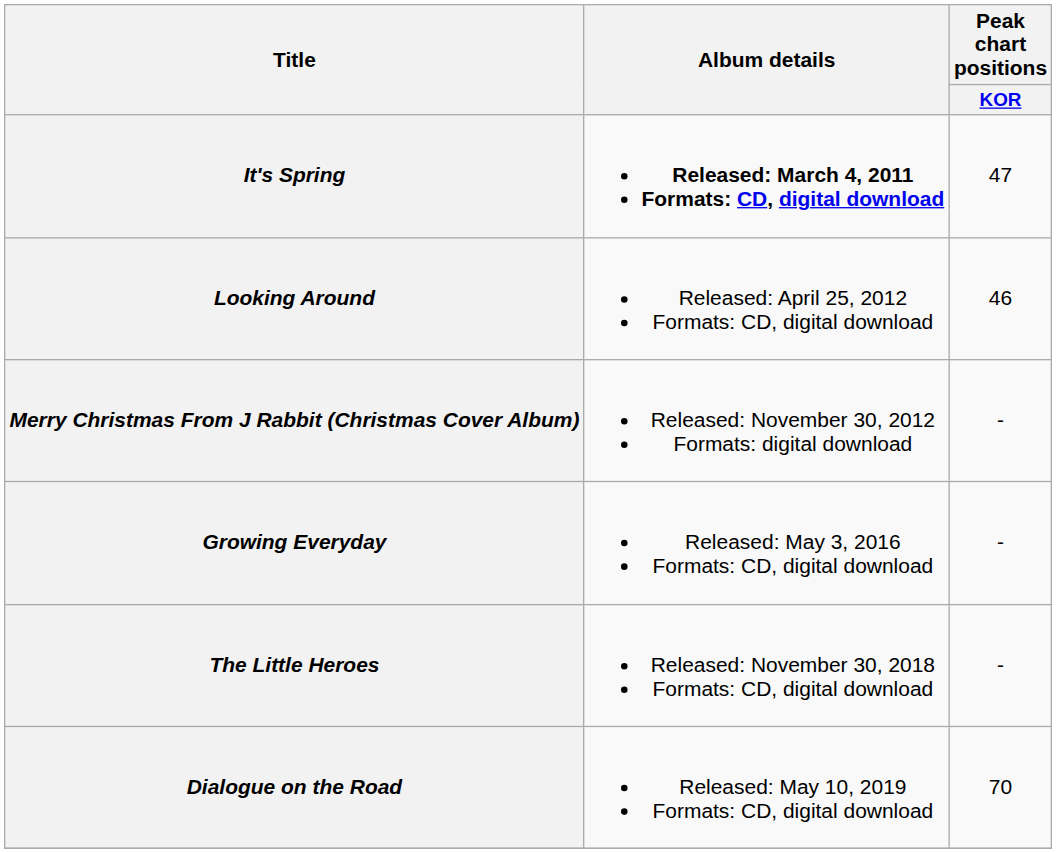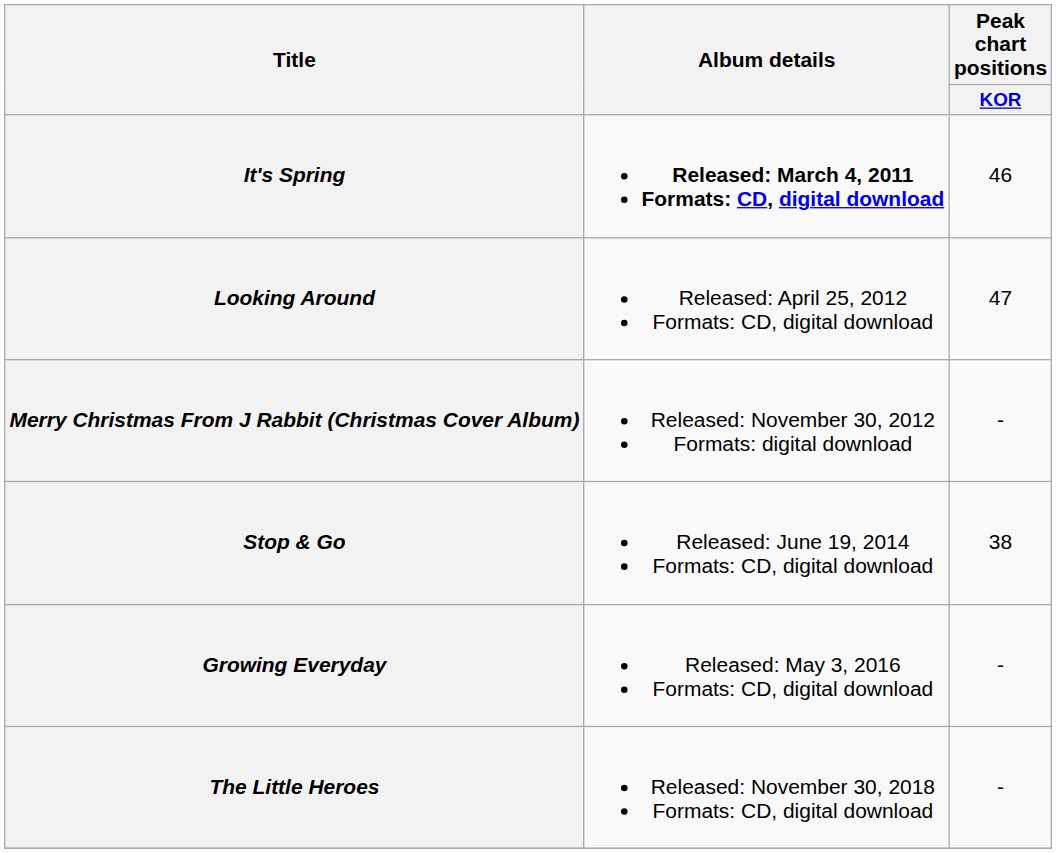(1000, 175) 47 -> (1000, 175) 46
(1000, 298) 46 -> (1000, 298) 47
+ row: (294, 542)
- row: (294, 787)
